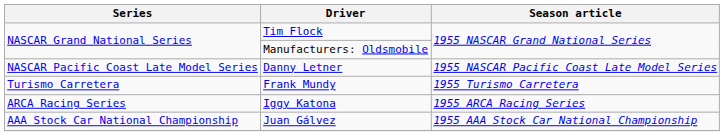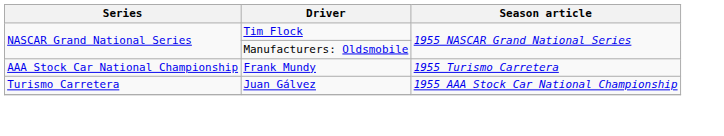- row: (303, 68)
(63, 86) Turismo Carretera -> (123, 68) AAA Stock Car National Championship
- row: (299, 103)
(123, 121) AAA Stock Car National Championship -> (63, 86) Turismo Carretera
